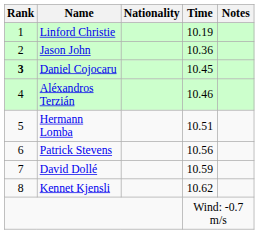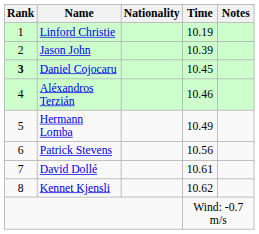(200, 50) 10.36 -> (200, 50) 10.39
(200, 126) 10.51 -> (200, 126) 10.49
(200, 169) 10.59 -> (200, 169) 10.61
